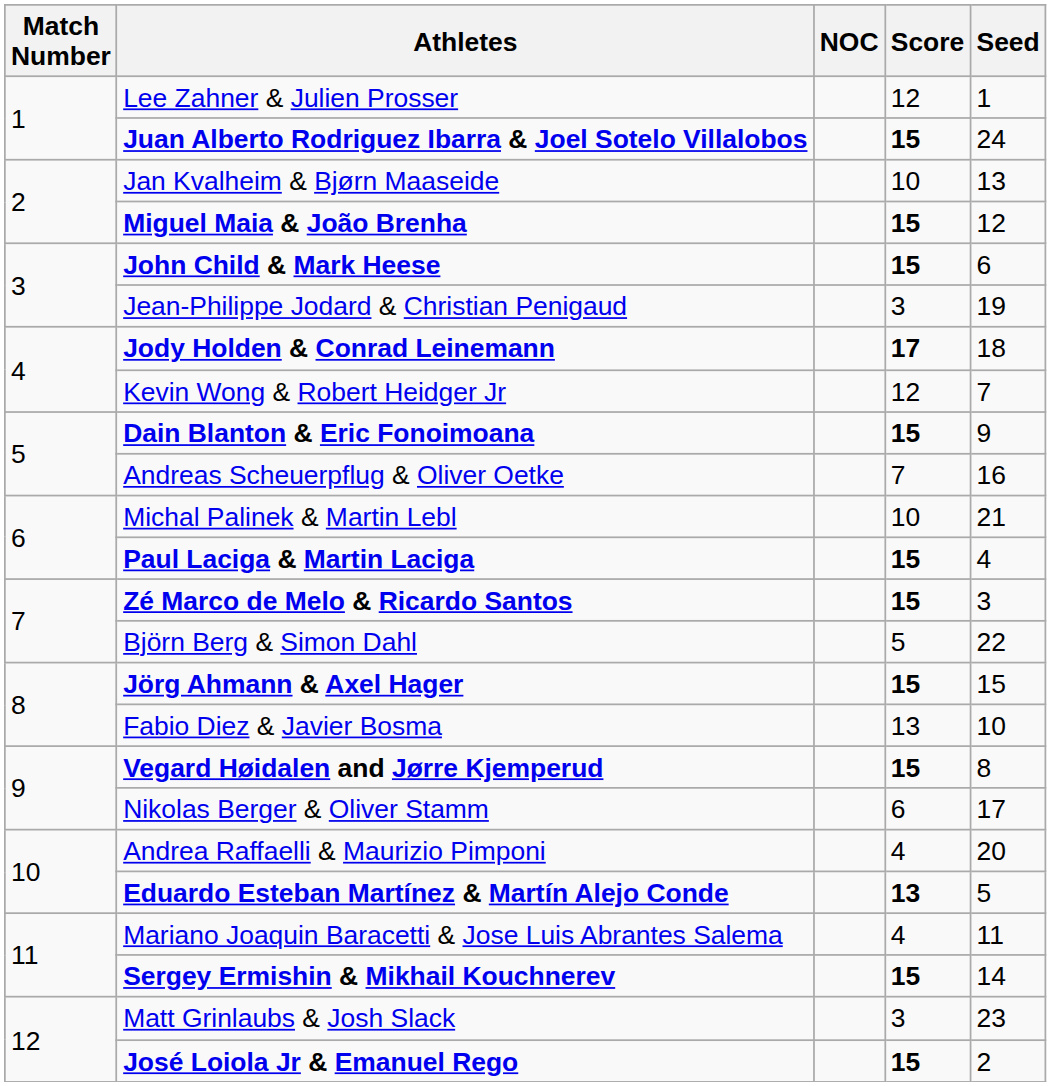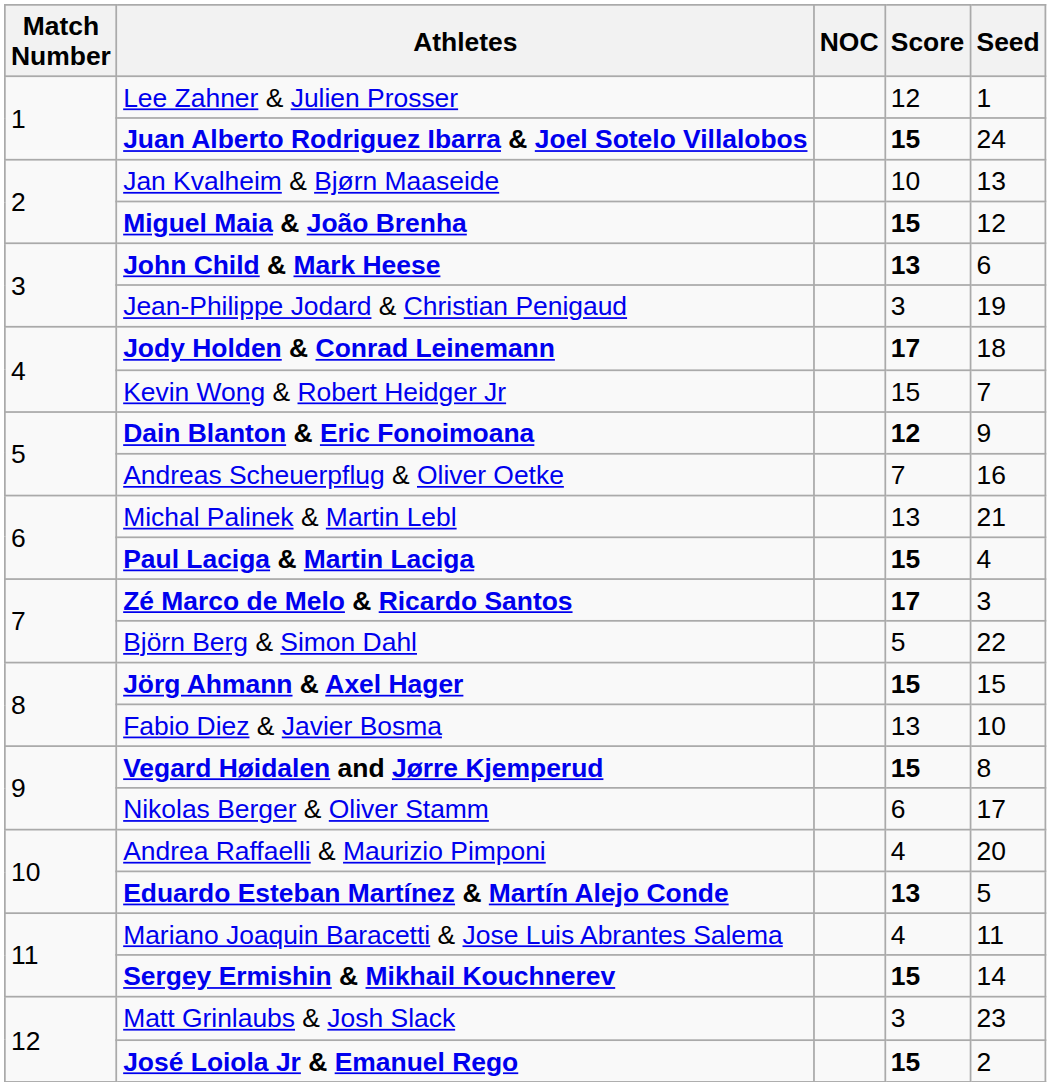(905, 265) 15 -> (905, 265) 13
(905, 391) 12 -> (905, 391) 15
(905, 432) 15 -> (905, 432) 12
(905, 516) 10 -> (905, 516) 13
(905, 600) 15 -> (905, 600) 17
